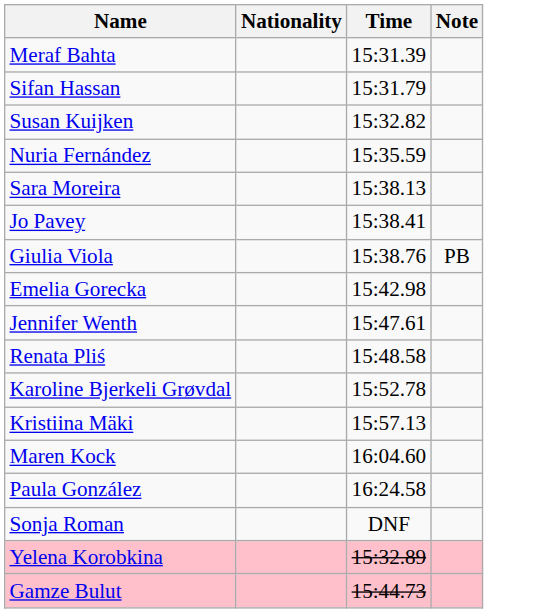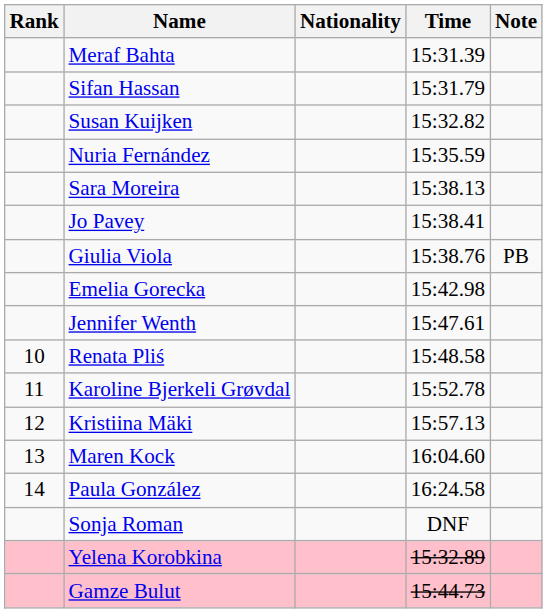+ column: (34, 21)
